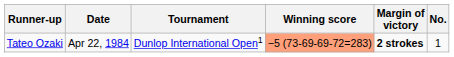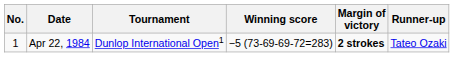columns swapped: (438, 19) <-> (35, 19)
(320, 43) lightsalmon background -> (281, 43) no background
